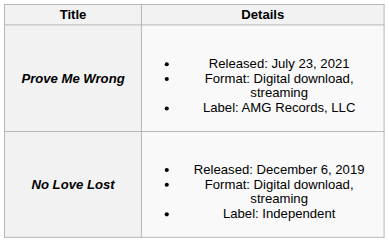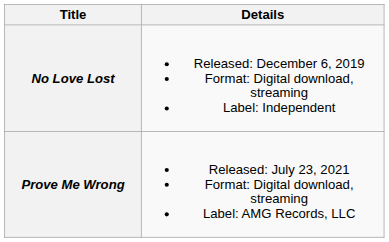rows swapped: (73, 184) <-> (73, 78)
